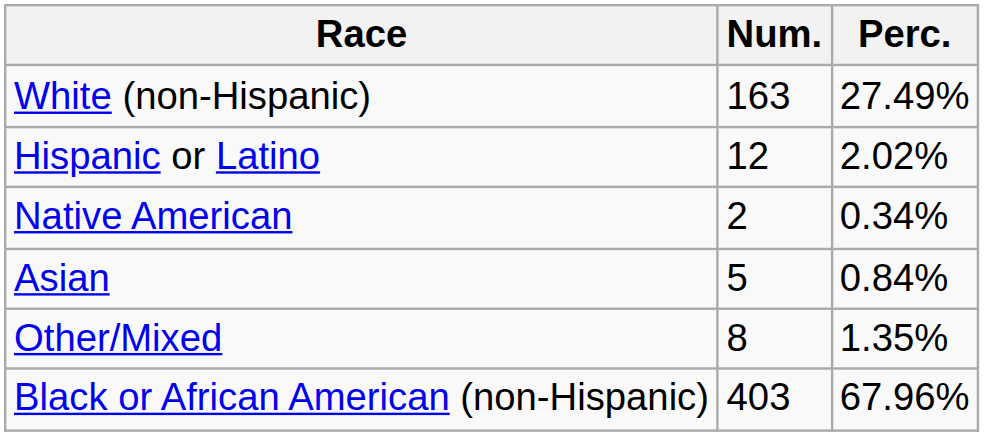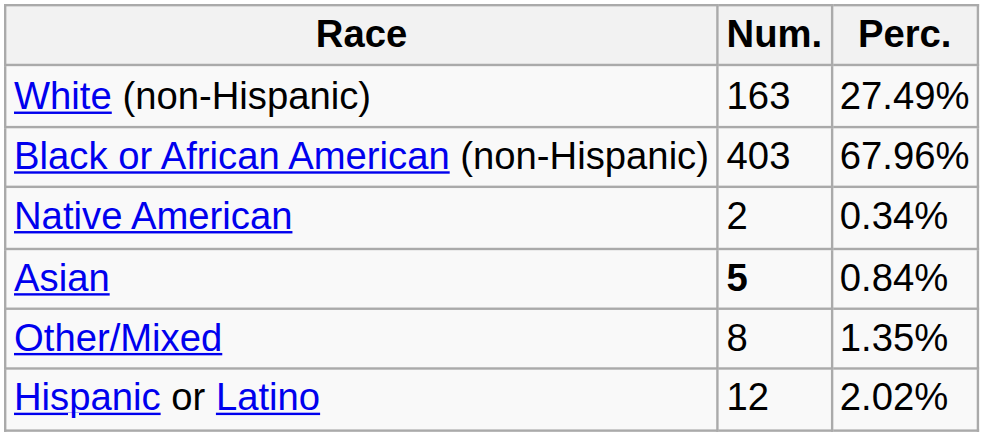rows swapped: (361, 398) <-> (167, 156)
(737, 277) normal -> (737, 277) bold
